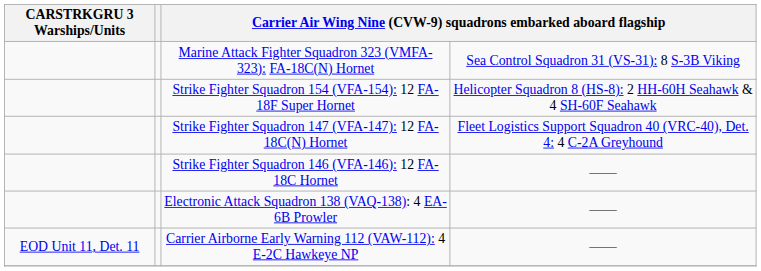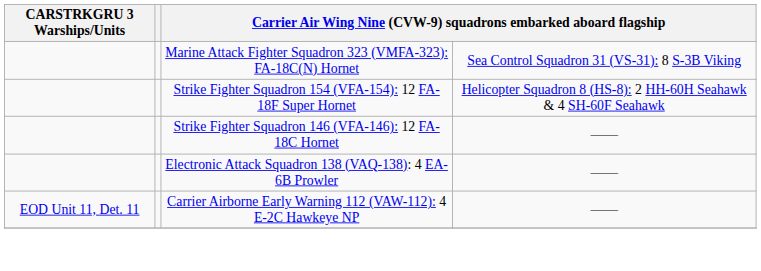- row: (306, 135)
